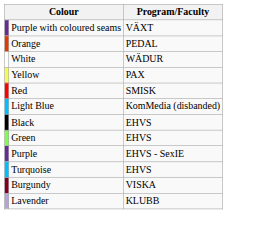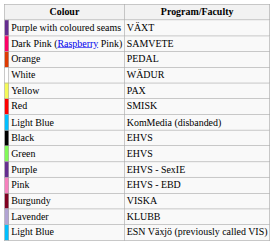+ row: (67, 43)
+ row: (20, 185)
- row: (31, 169)
+ row: (33, 232)
